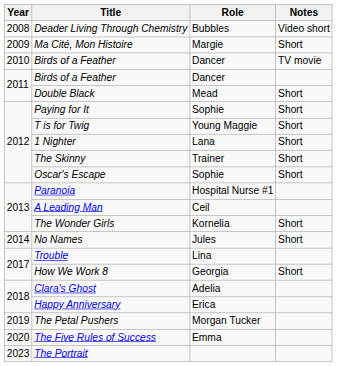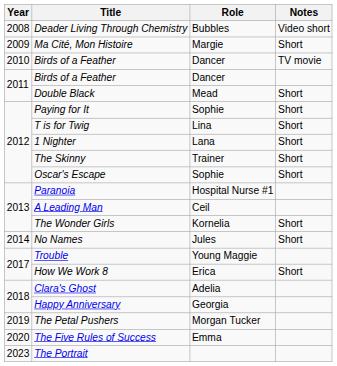(225, 126) Young Maggie -> (202, 126) Lina
(202, 256) Lina -> (225, 256) Young Maggie
(210, 272) Georgia -> (204, 272) Erica
(204, 304) Erica -> (210, 304) Georgia
